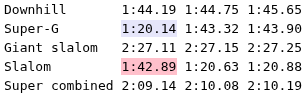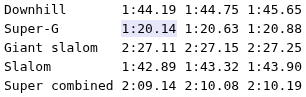(212, 28) 1:43.32 -> (212, 28) 1:20.63
(275, 28) 1:43.90 -> (275, 28) 1:20.88
(149, 66) pink background -> (149, 66) no background
(212, 66) 1:20.63 -> (212, 66) 1:43.32
(275, 66) 1:20.88 -> (275, 66) 1:43.90
